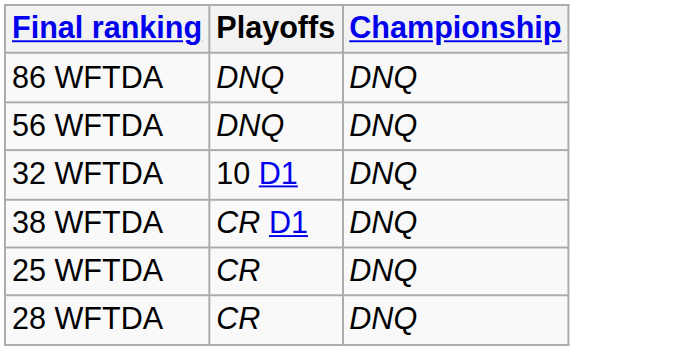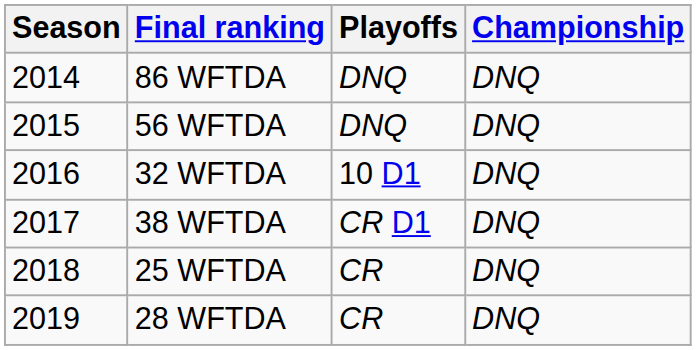+ column: (66, 28)
